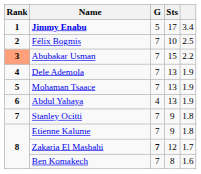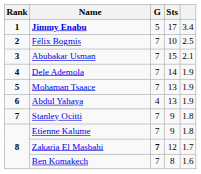(17, 57) lightsalmon background -> (17, 57) no background
(188, 57) 2.2 -> (188, 57) 2.1
(172, 72) 13 -> (172, 72) 14
